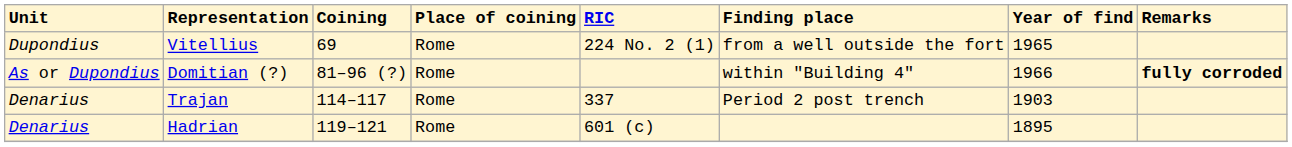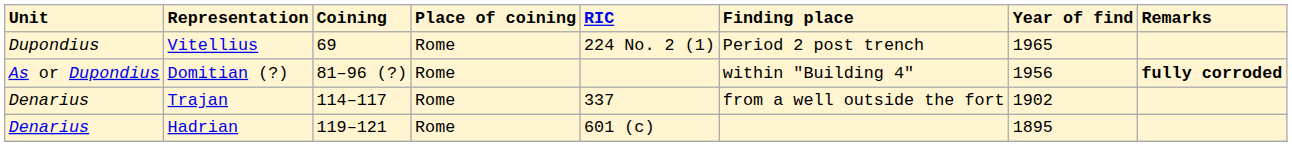(864, 46) from a well outside the fort -> (824, 46) Period 2 post trench
(1033, 73) 1966 -> (1033, 73) 1956
(824, 100) Period 2 post trench -> (864, 100) from a well outside the fort
(1033, 100) 1903 -> (1033, 100) 1902
